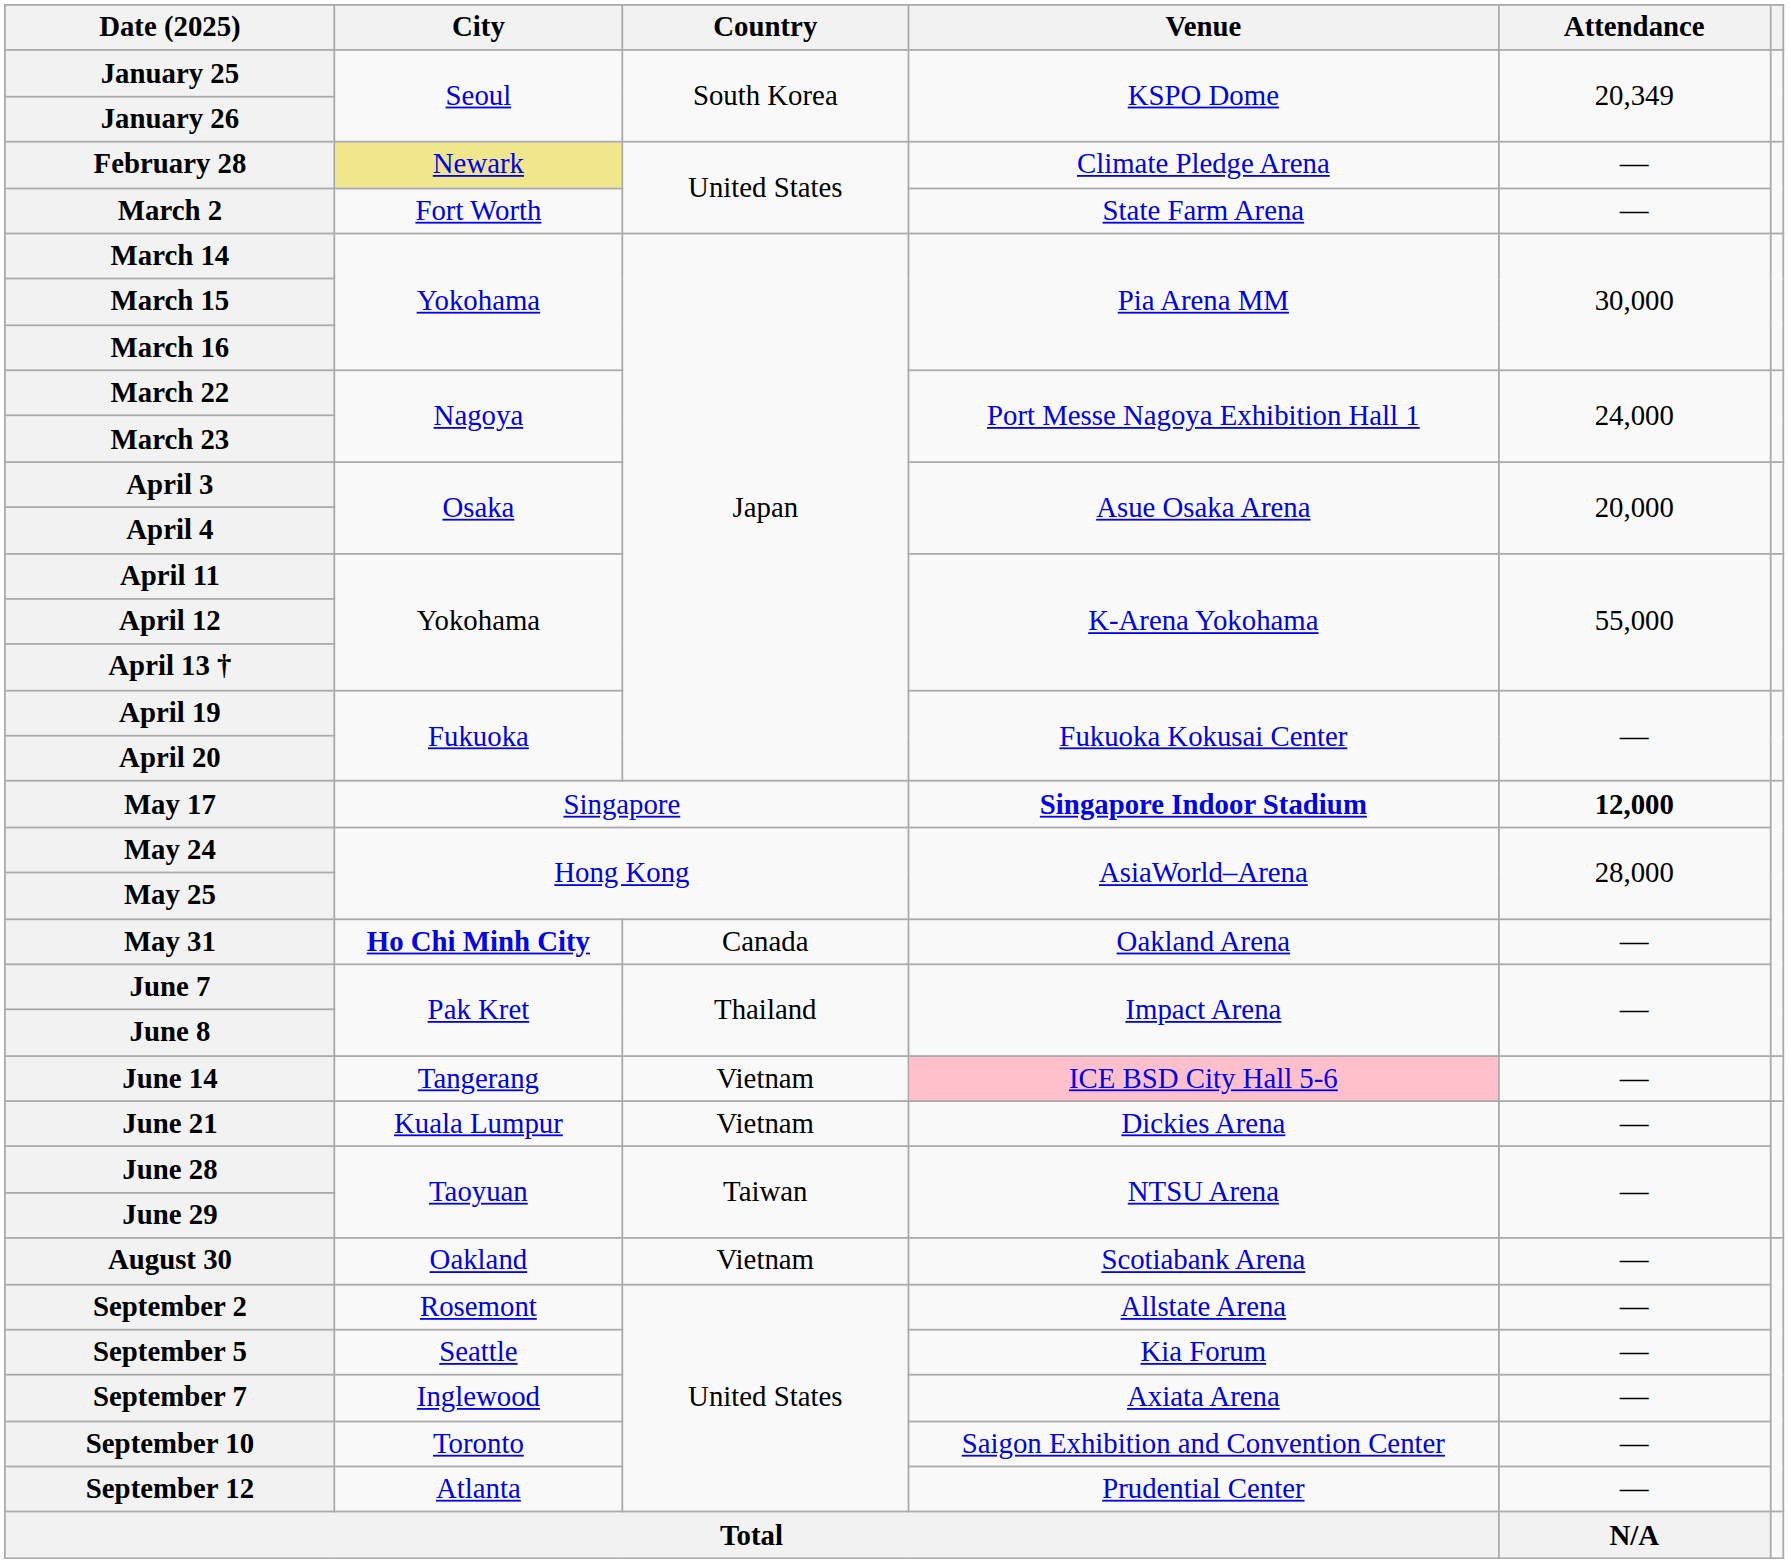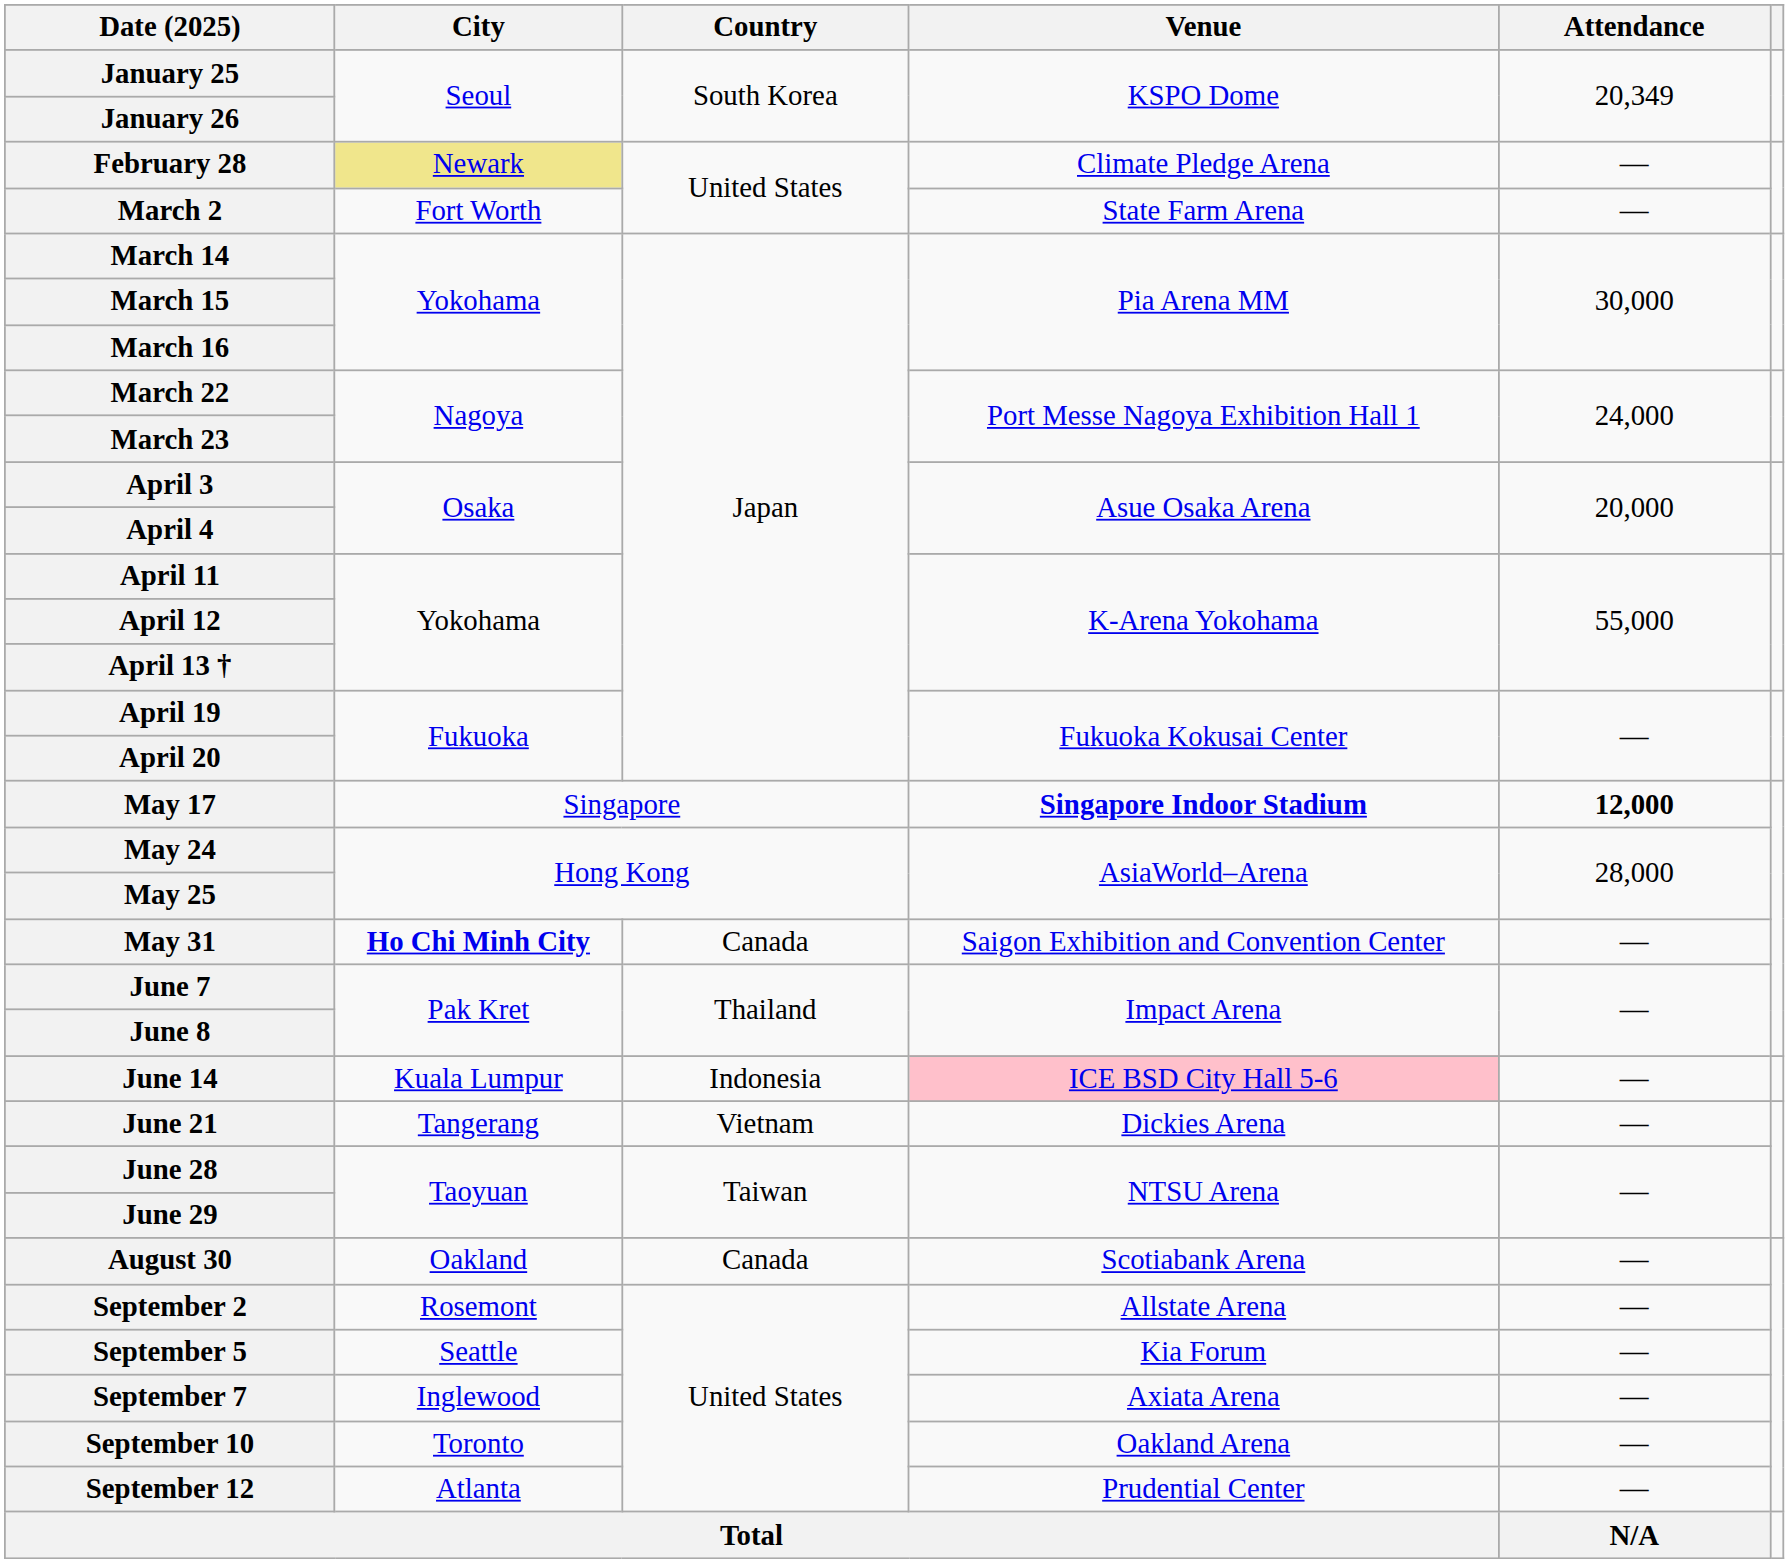(1203, 940) Oakland Arena -> (1203, 940) Saigon Exhibition and Convention Center
(478, 1077) Tangerang -> (478, 1077) Kuala Lumpur
(765, 1077) Vietnam -> (765, 1077) Indonesia
(478, 1123) Kuala Lumpur -> (478, 1123) Tangerang
(765, 1260) Vietnam -> (765, 1260) Canada
(1203, 1443) Saigon Exhibition and Convention Center -> (1203, 1443) Oakland Arena
